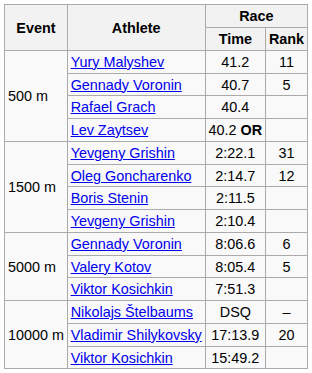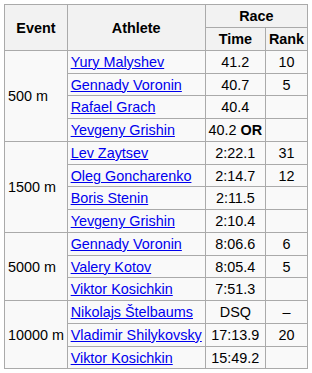(287, 62) 11 -> (287, 62) 10
(109, 130) Lev Zaytsev -> (123, 130) Yevgeny Grishin
(123, 153) Yevgeny Grishin -> (109, 153) Lev Zaytsev
